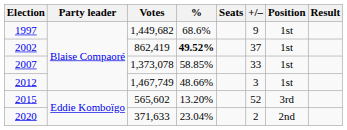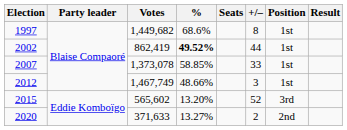(256, 30) 9 -> (256, 30) 8
(256, 47) 37 -> (256, 47) 44
(196, 116) 23.04% -> (196, 116) 13.27%
